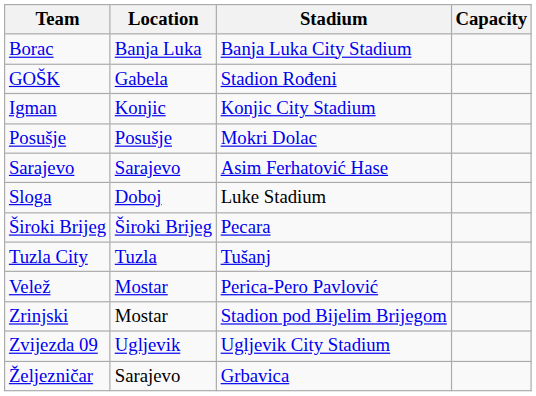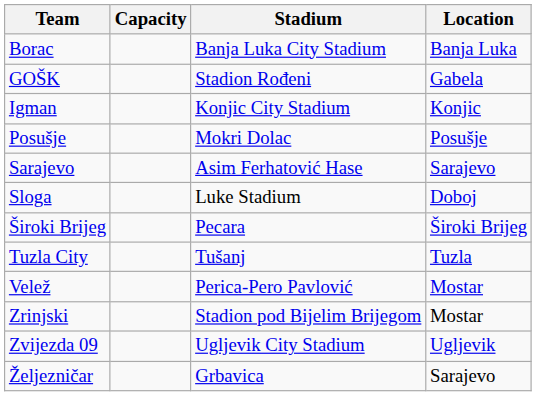columns swapped: (163, 19) <-> (491, 19)
